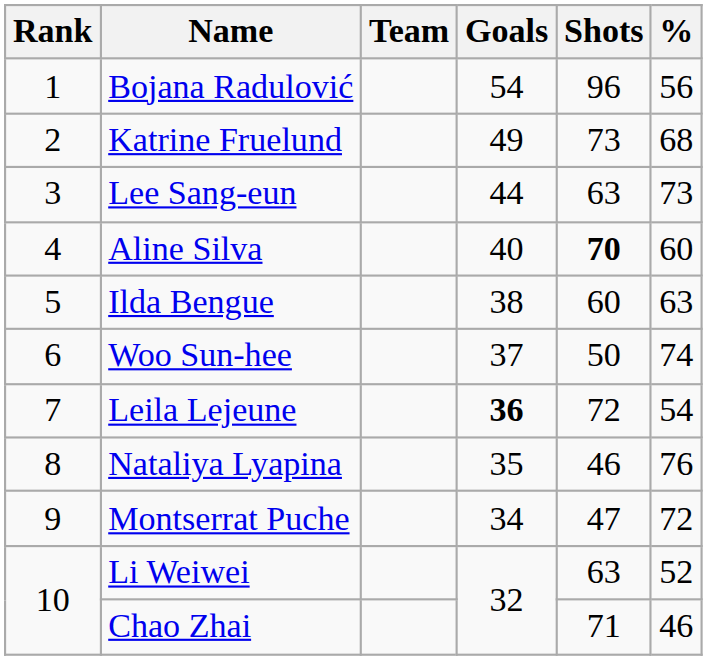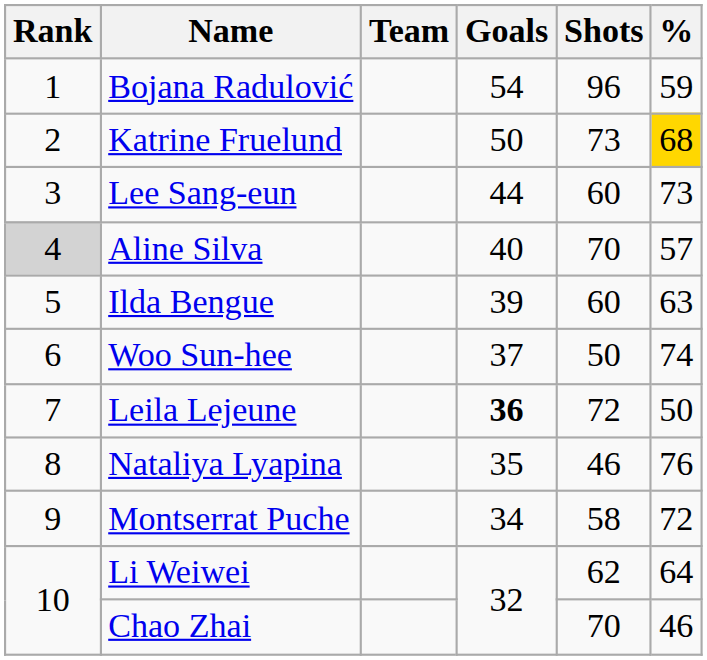(676, 85) 56 -> (676, 85) 59
(507, 139) 49 -> (507, 139) 50
(676, 139) no background -> (676, 139) gold background
(604, 193) 63 -> (604, 193) 60
(53, 247) no background -> (53, 247) lightgrey background
(604, 247) bold -> (604, 247) normal
(676, 247) 60 -> (676, 247) 57
(507, 301) 38 -> (507, 301) 39
(676, 409) 54 -> (676, 409) 50
(604, 517) 47 -> (604, 517) 58
(604, 572) 63 -> (604, 572) 62
(676, 572) 52 -> (676, 572) 64
(604, 626) 71 -> (604, 626) 70
